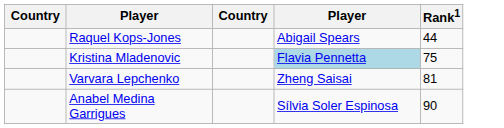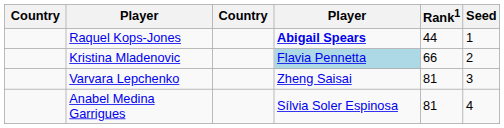+ column: (481, 16)
(318, 38) normal -> (322, 38) bold
(430, 58) 75 -> (430, 58) 66
(430, 106) 90 -> (430, 106) 81
